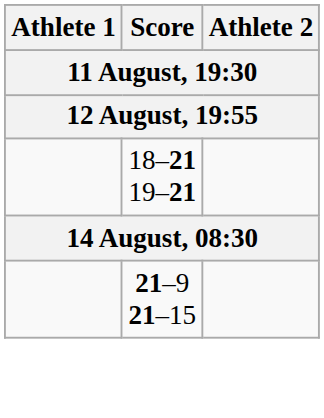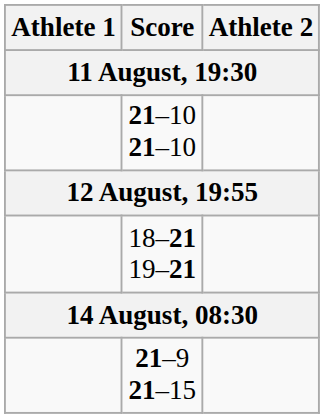+ row: (162, 132)
